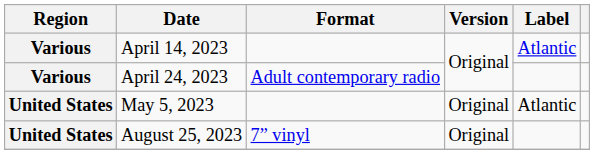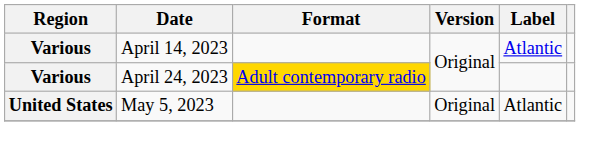(345, 76) no background -> (331, 76) gold background
- row: (182, 134)
